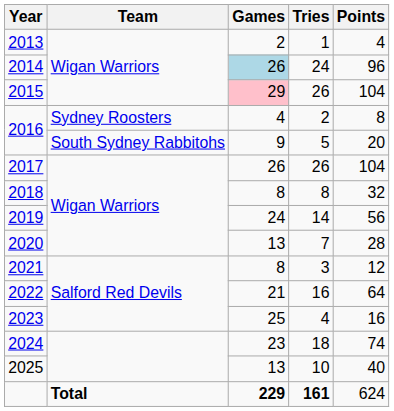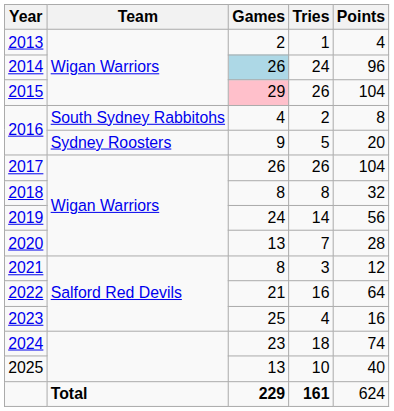(111, 117) Sydney Roosters -> (138, 117) South Sydney Rabbitohs
(138, 142) South Sydney Rabbitohs -> (111, 142) Sydney Roosters
